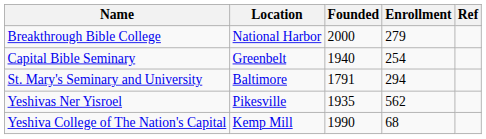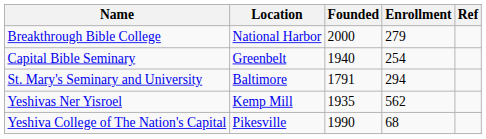(259, 101) Pikesville -> (263, 101) Kemp Mill
(263, 123) Kemp Mill -> (259, 123) Pikesville
